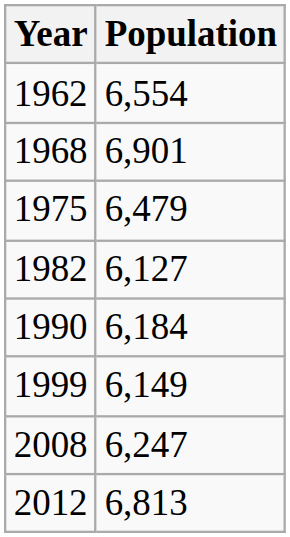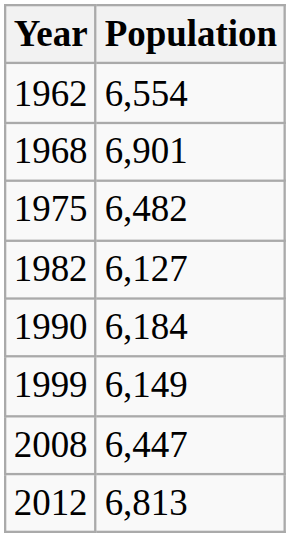(146, 209) 6,479 -> (146, 209) 6,482
(146, 444) 6,247 -> (146, 444) 6,447
